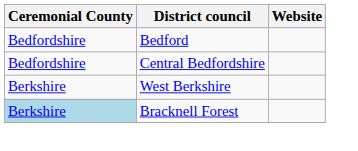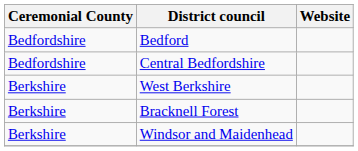(37, 110) lightblue background -> (37, 110) no background
+ row: (216, 134)
